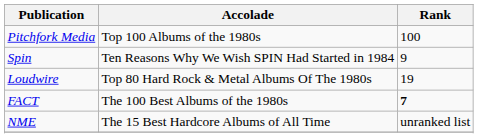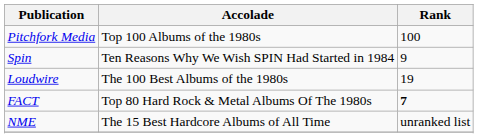(237, 79) Top 80 Hard Rock & Metal Albums Of The 1980s -> (195, 79) The 100 Best Albums of the 1980s
(195, 100) The 100 Best Albums of the 1980s -> (237, 100) Top 80 Hard Rock & Metal Albums Of The 1980s
